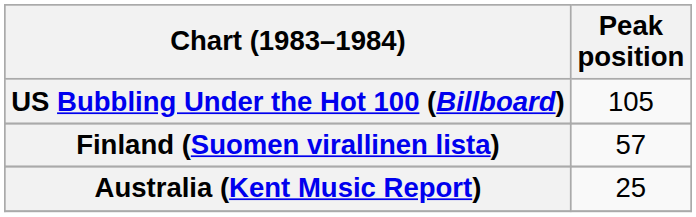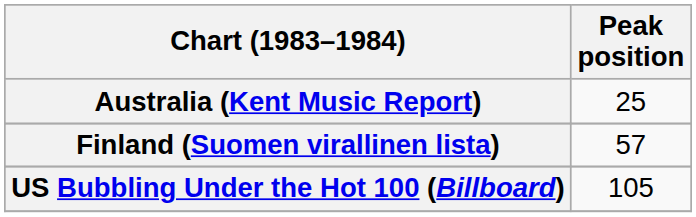rows swapped: (288, 188) <-> (288, 100)
